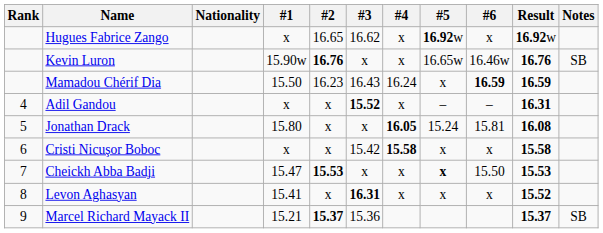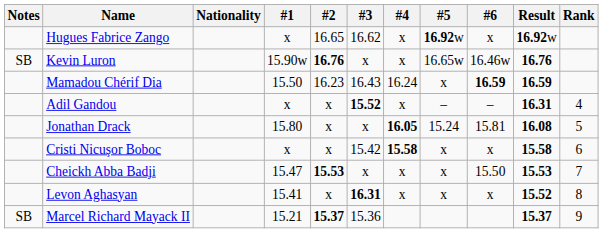columns swapped: (23, 15) <-> (578, 15)
(443, 171) bold -> (444, 171) normal
